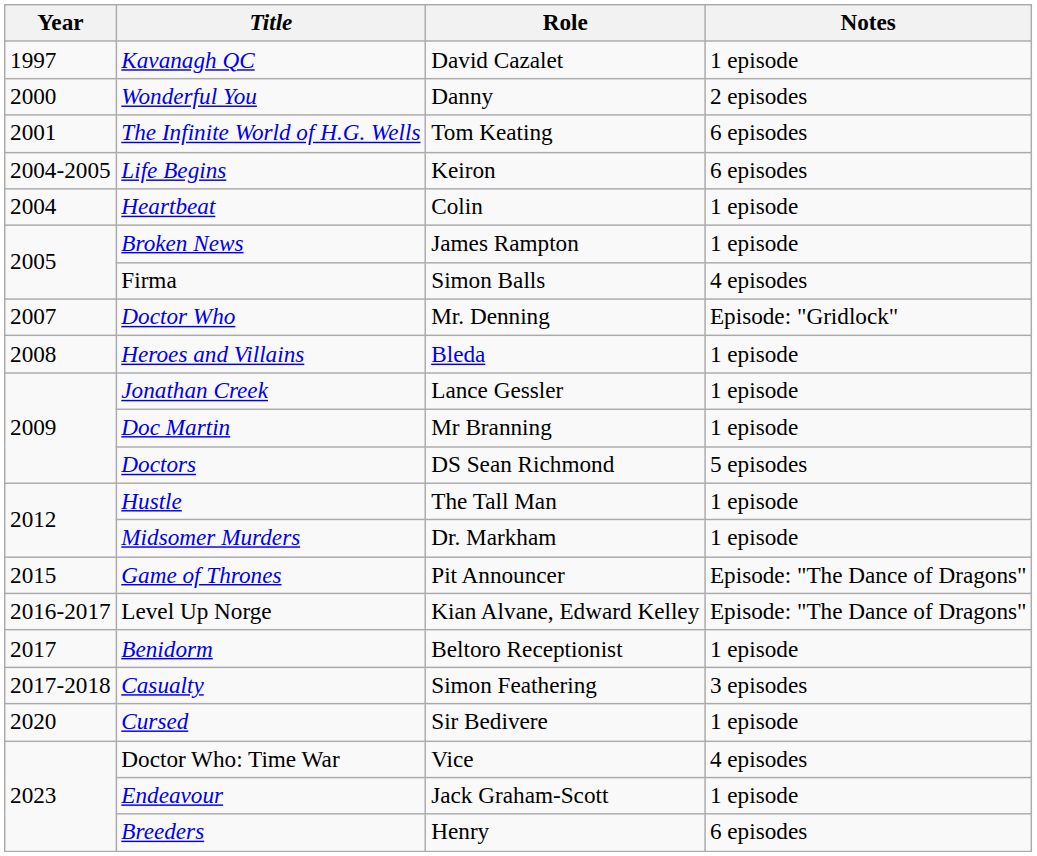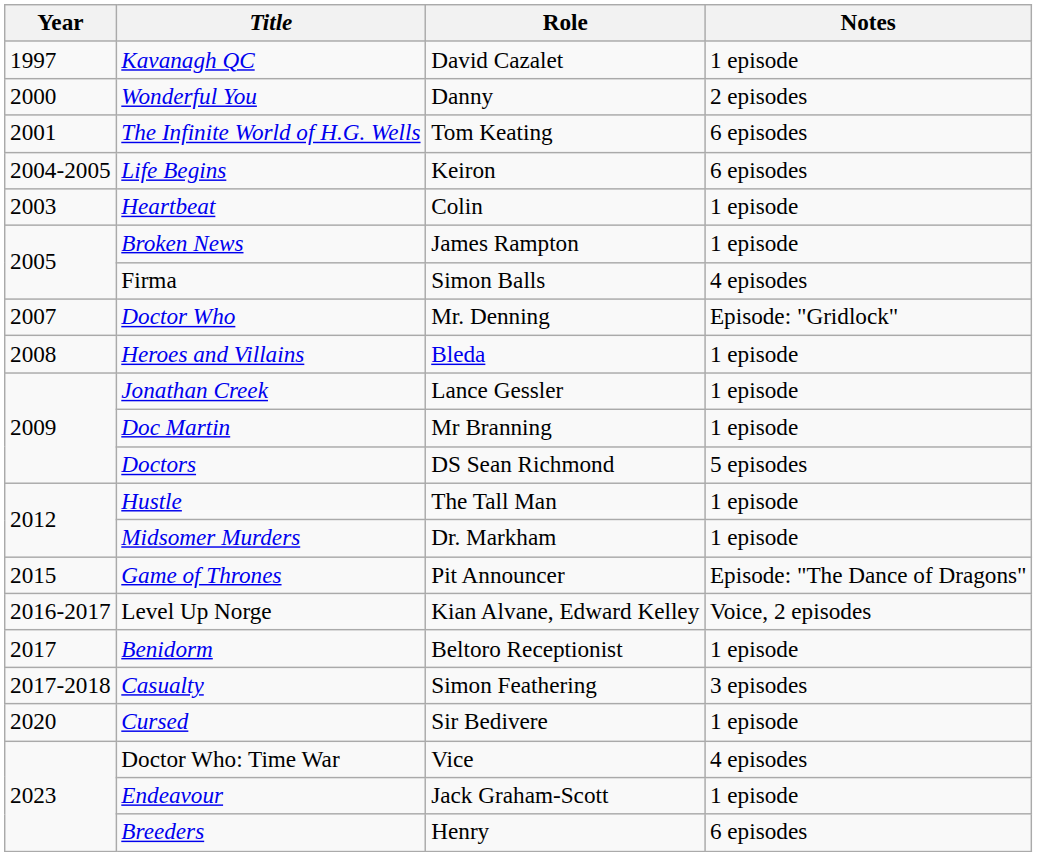(33, 206) 2004 -> (33, 206) 2003
(868, 611) Episode: "The Dance of Dragons" -> (791, 611) Voice, 2 episodes
